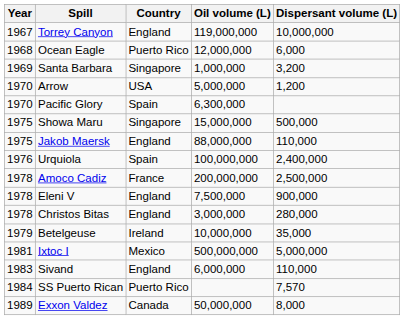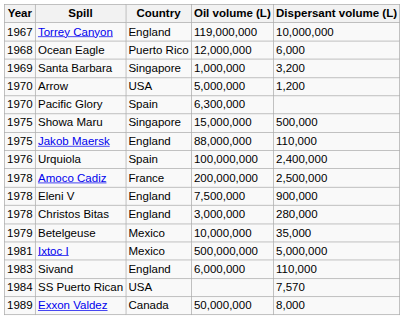(146, 232) Ireland -> (147, 232) Mexico
(159, 287) Puerto Rico -> (140, 287) USA
